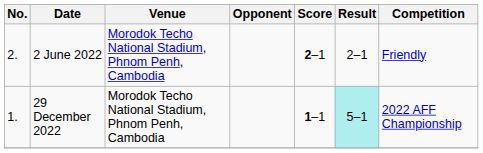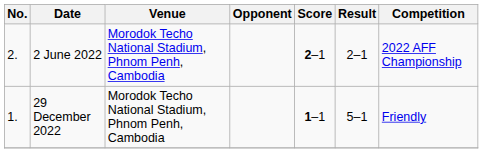(404, 55) Friendly -> (422, 55) 2022 AFF Championship
(357, 117) paleturquoise background -> (357, 117) no background
(422, 117) 2022 AFF Championship -> (404, 117) Friendly
